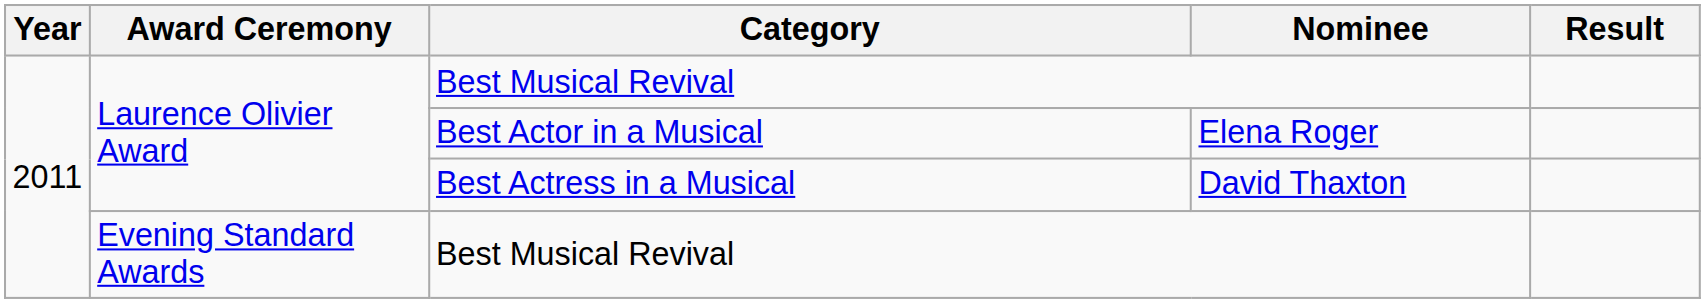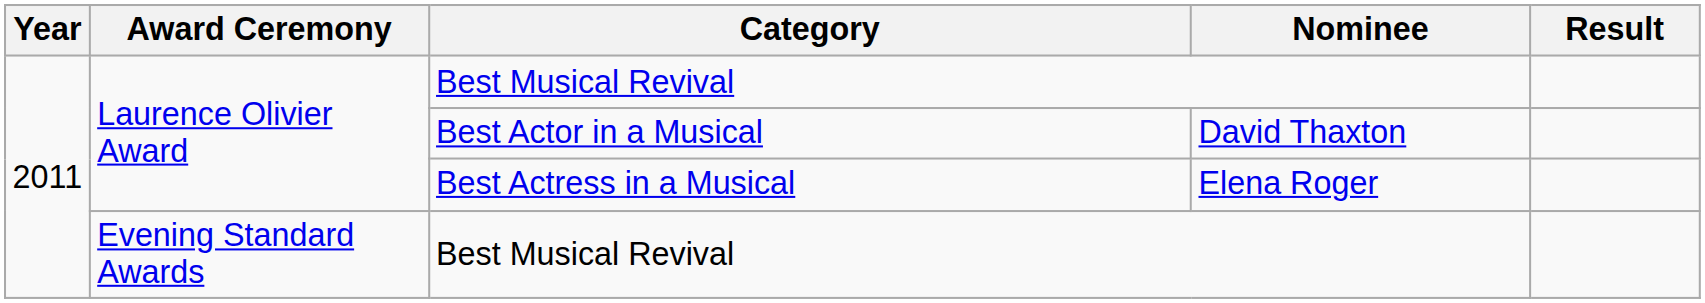(1288, 132) Elena Roger -> (1302, 132) David Thaxton
(1302, 183) David Thaxton -> (1288, 183) Elena Roger
